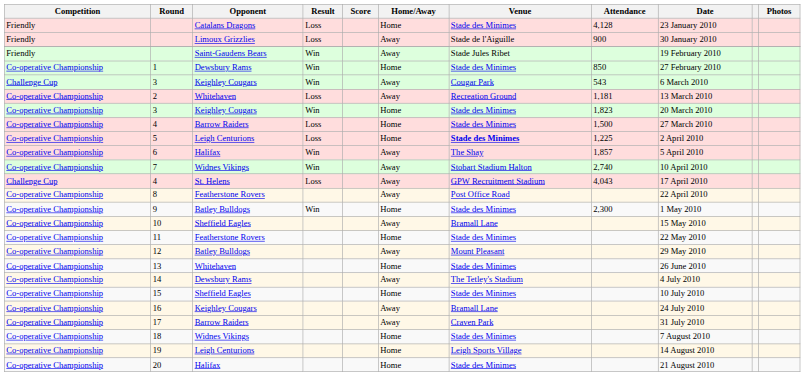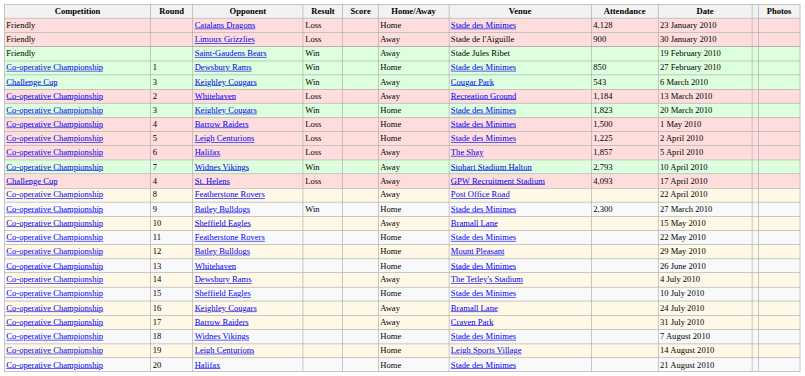(603, 95) 1,181 -> (603, 95) 1,184
(686, 124) 27 March 2010 -> (681, 124) 1 May 2010
(485, 138) bold -> (483, 138) normal
(312, 152) Win -> (313, 152) Loss
(603, 166) 2,740 -> (603, 166) 2,793
(603, 180) 4,043 -> (603, 180) 4,093
(681, 209) 1 May 2010 -> (686, 209) 27 March 2010
(390, 251) Away -> (391, 251) Home
